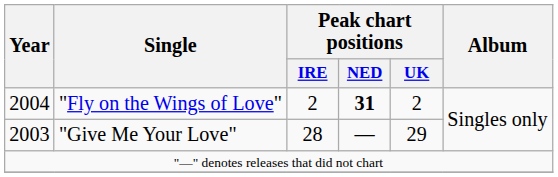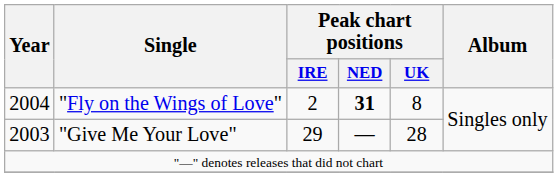(417, 103) 2 -> (417, 103) 8
(313, 135) 28 -> (313, 135) 29
(417, 135) 29 -> (417, 135) 28
